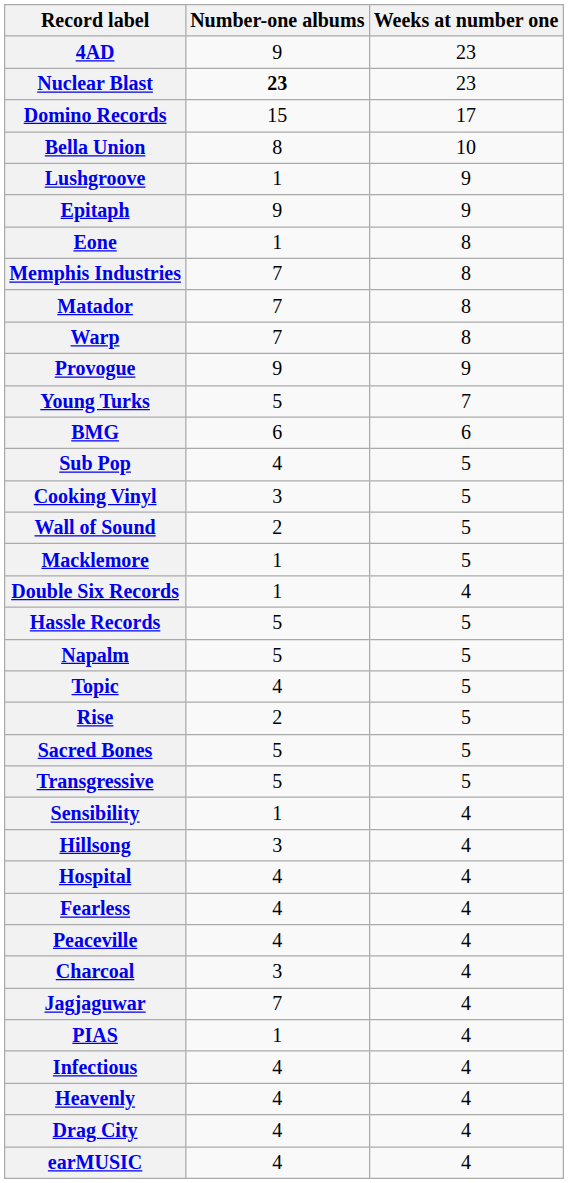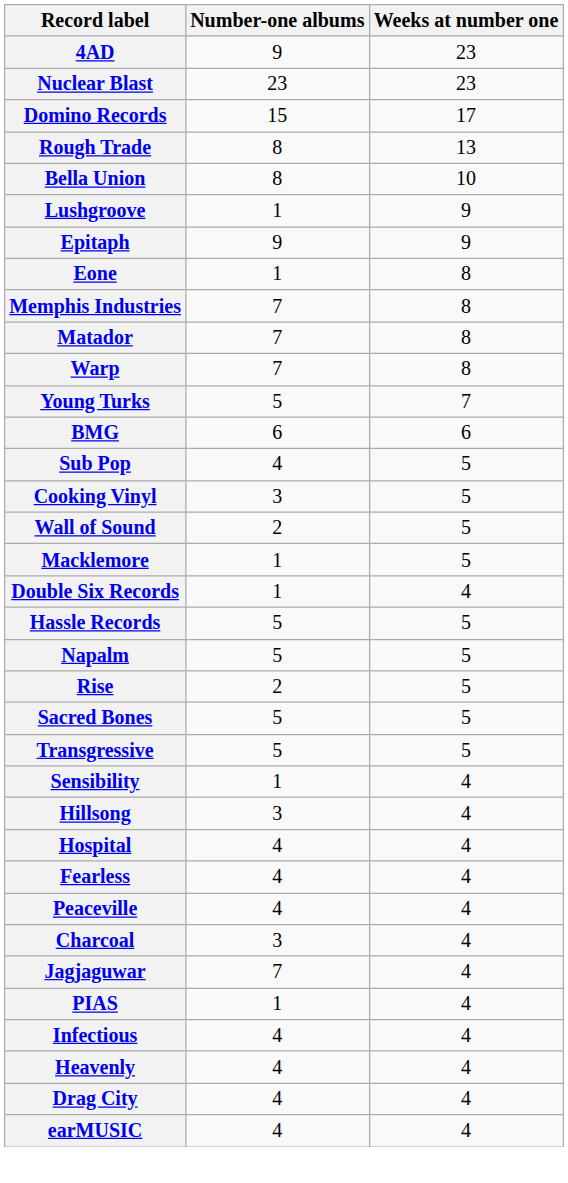(277, 83) bold -> (277, 83) normal
+ row: (95, 147)
- row: (95, 369)
- row: (95, 686)
